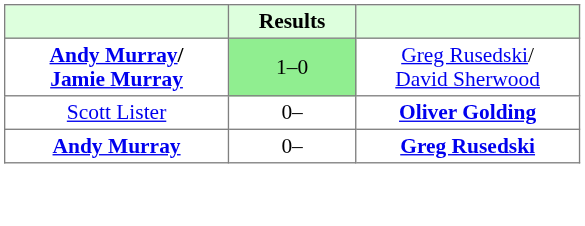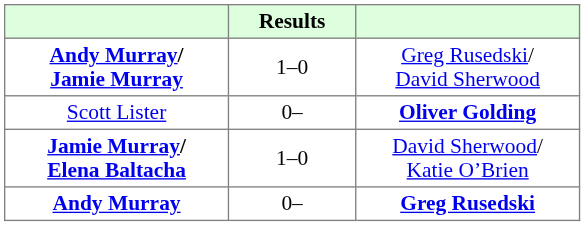(292, 66) lightgreen background -> (292, 66) no background
+ row: (117, 157)
